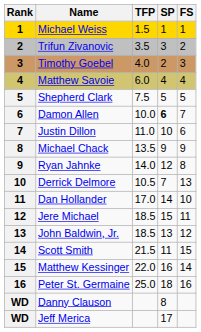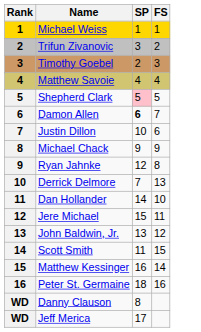- column: (145, 13)
(163, 98) no background -> (138, 98) pink background
